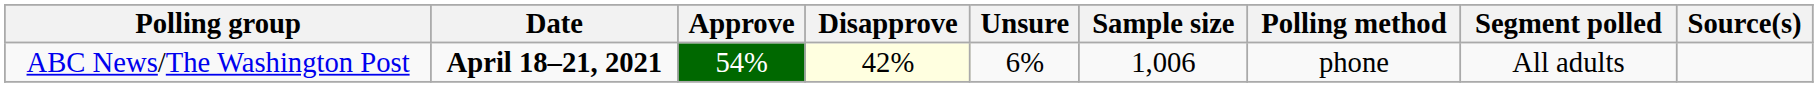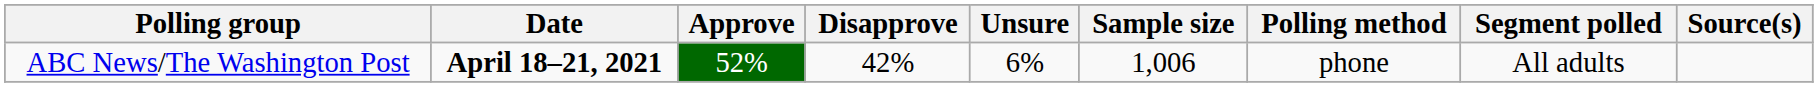(742, 61) 54% -> (742, 61) 52%
(888, 61) lightyellow background -> (888, 61) no background
